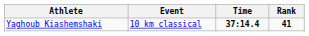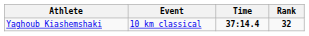(287, 24) 41 -> (287, 24) 32
